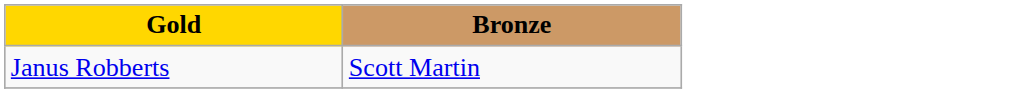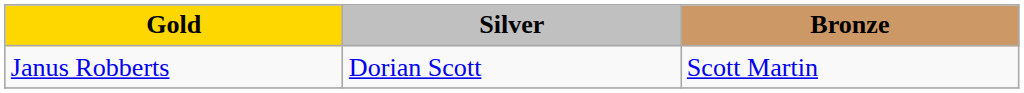+ column: (512, 25)
